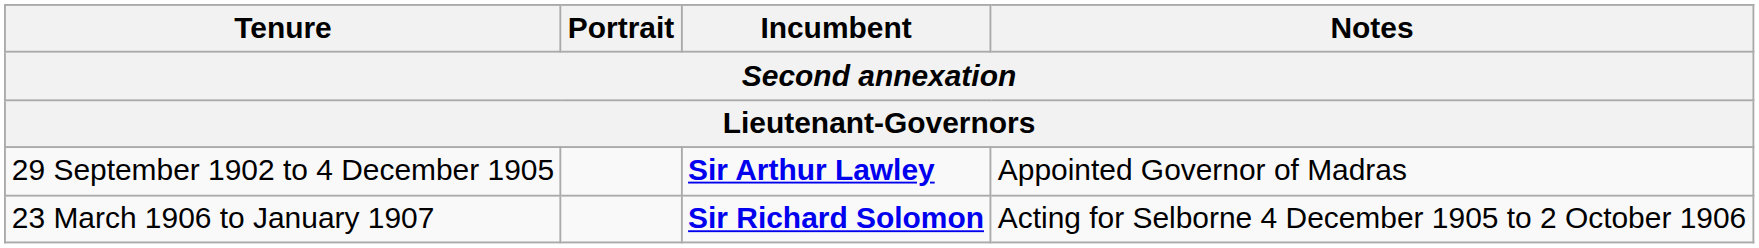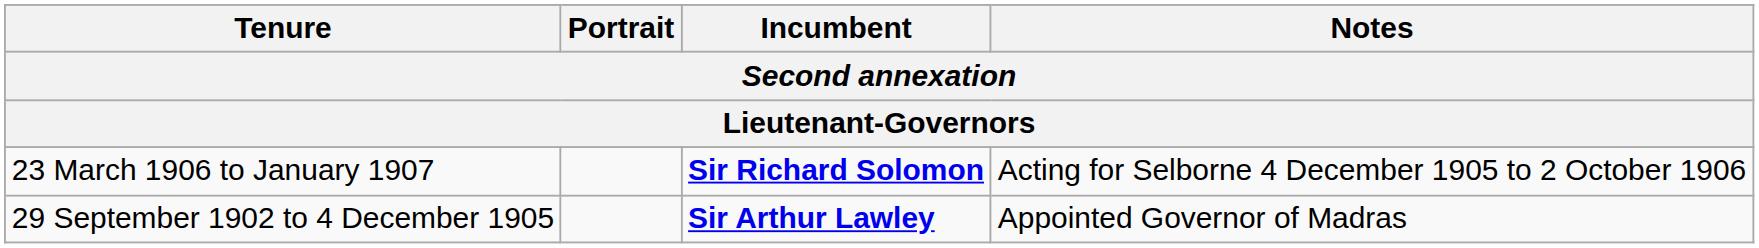rows swapped: (283, 170) <-> (223, 218)
